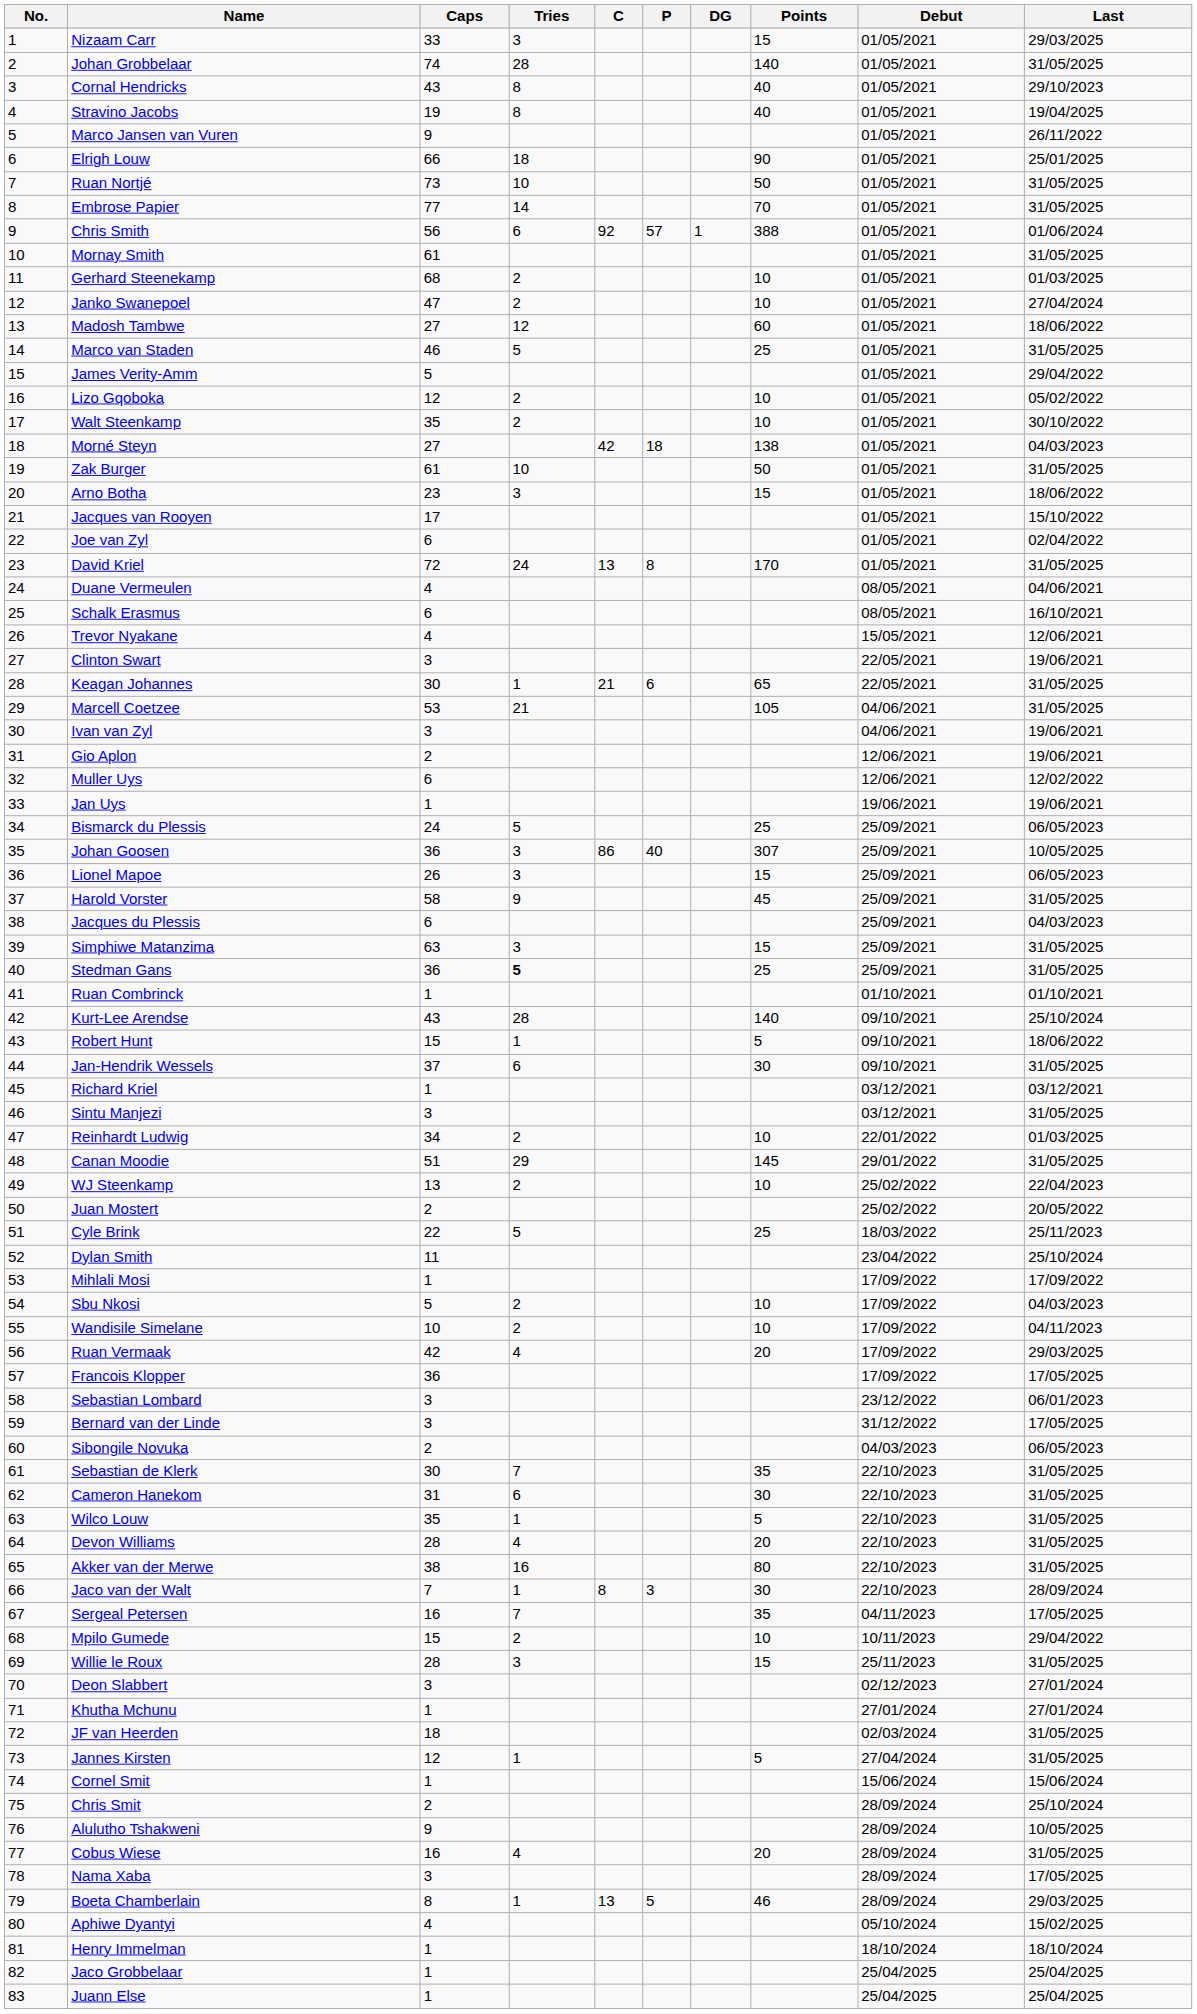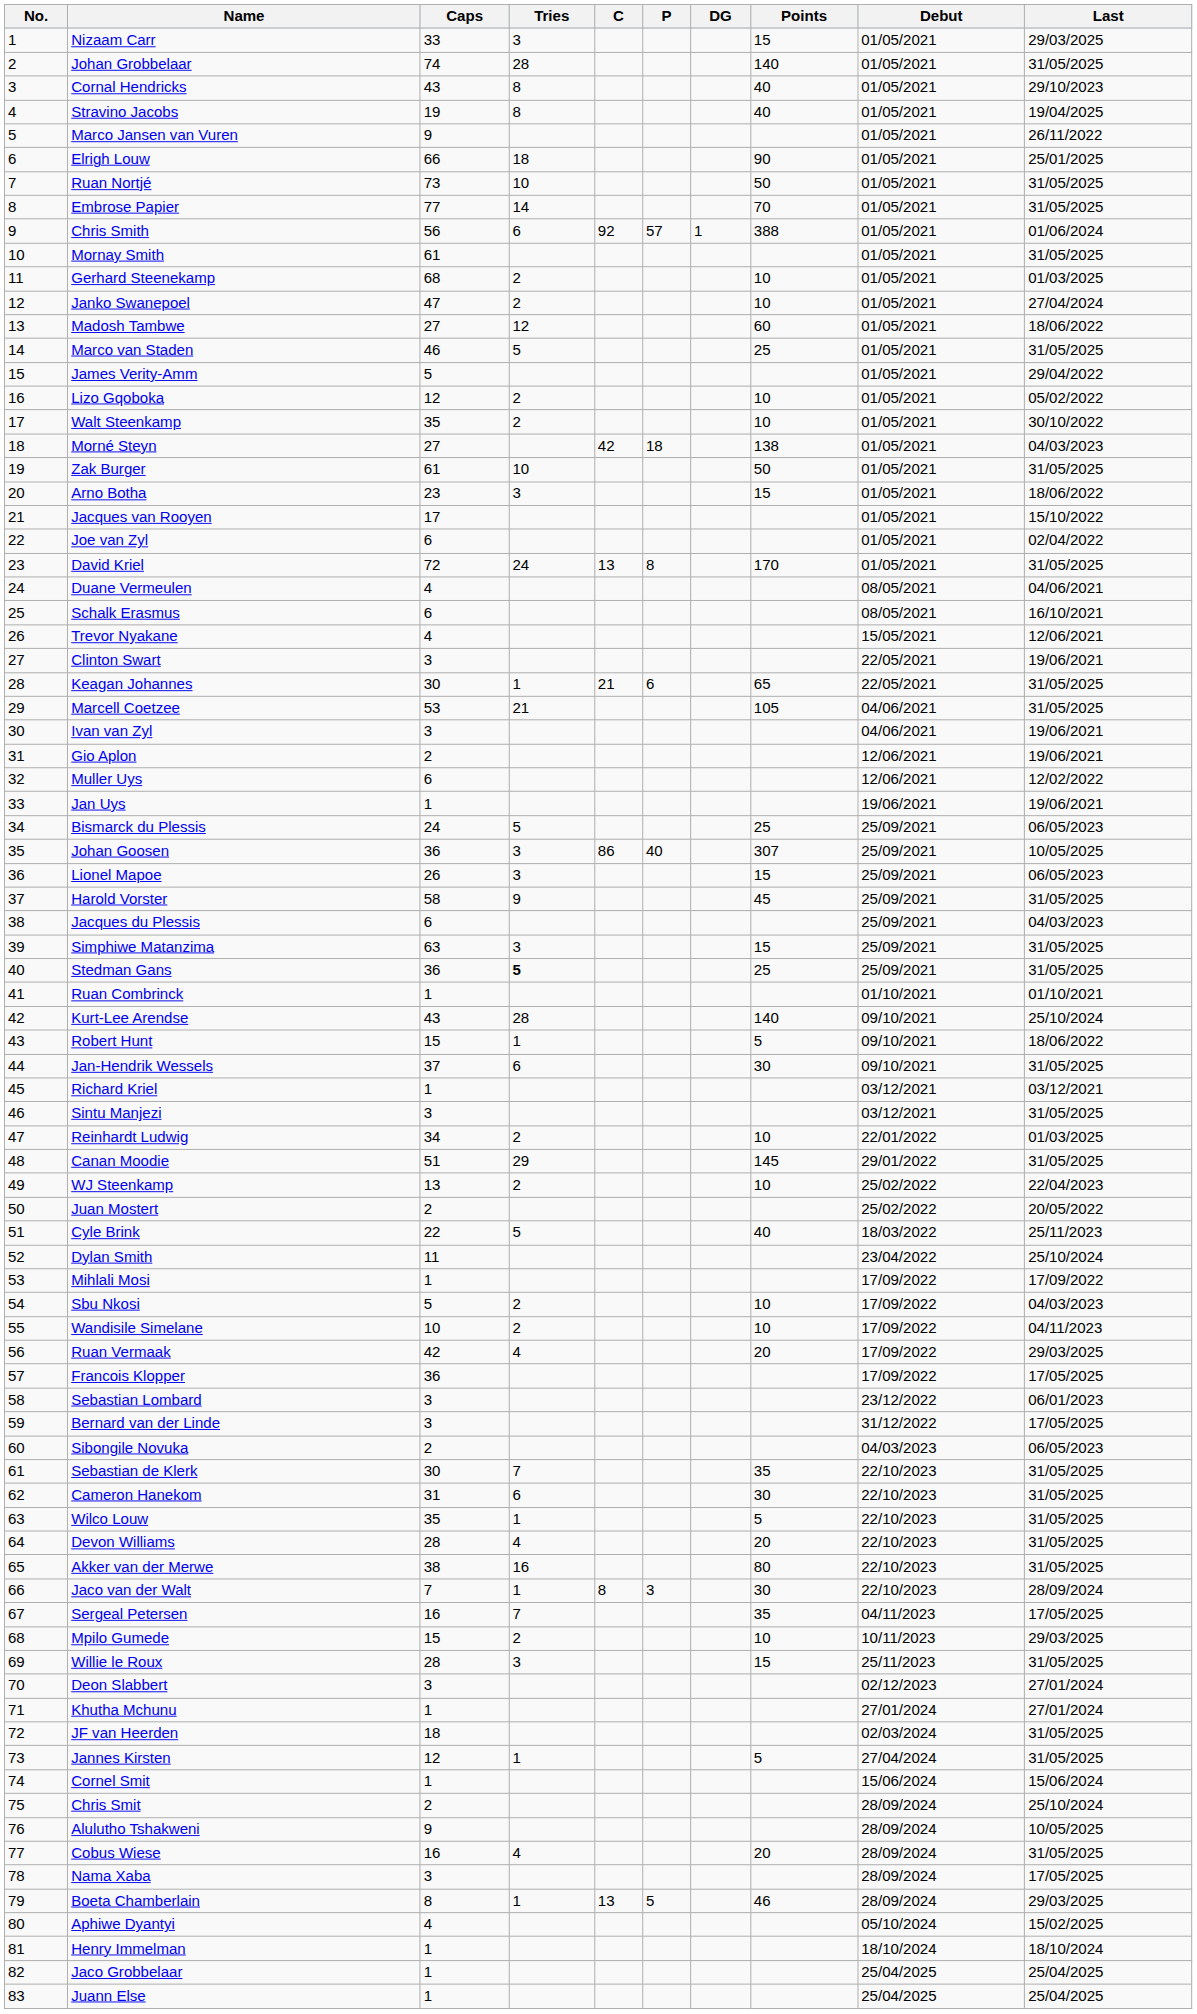(762, 1232) 25 -> (762, 1232) 40
(1066, 1638) 29/04/2022 -> (1066, 1638) 29/03/2025
